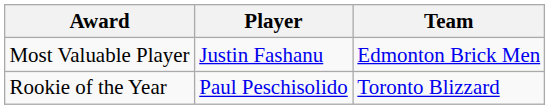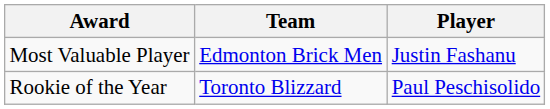columns swapped: (273, 21) <-> (449, 21)
